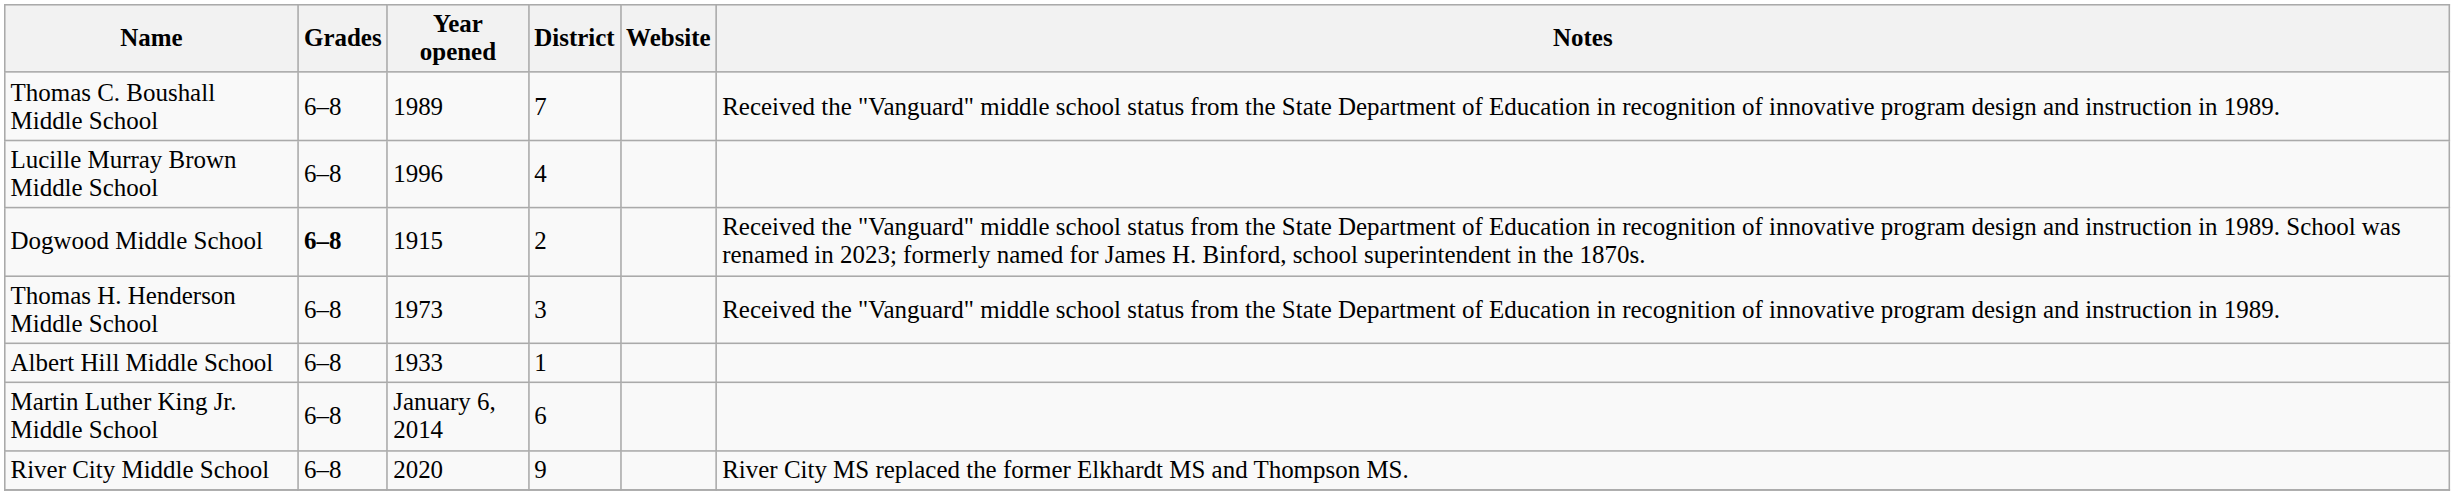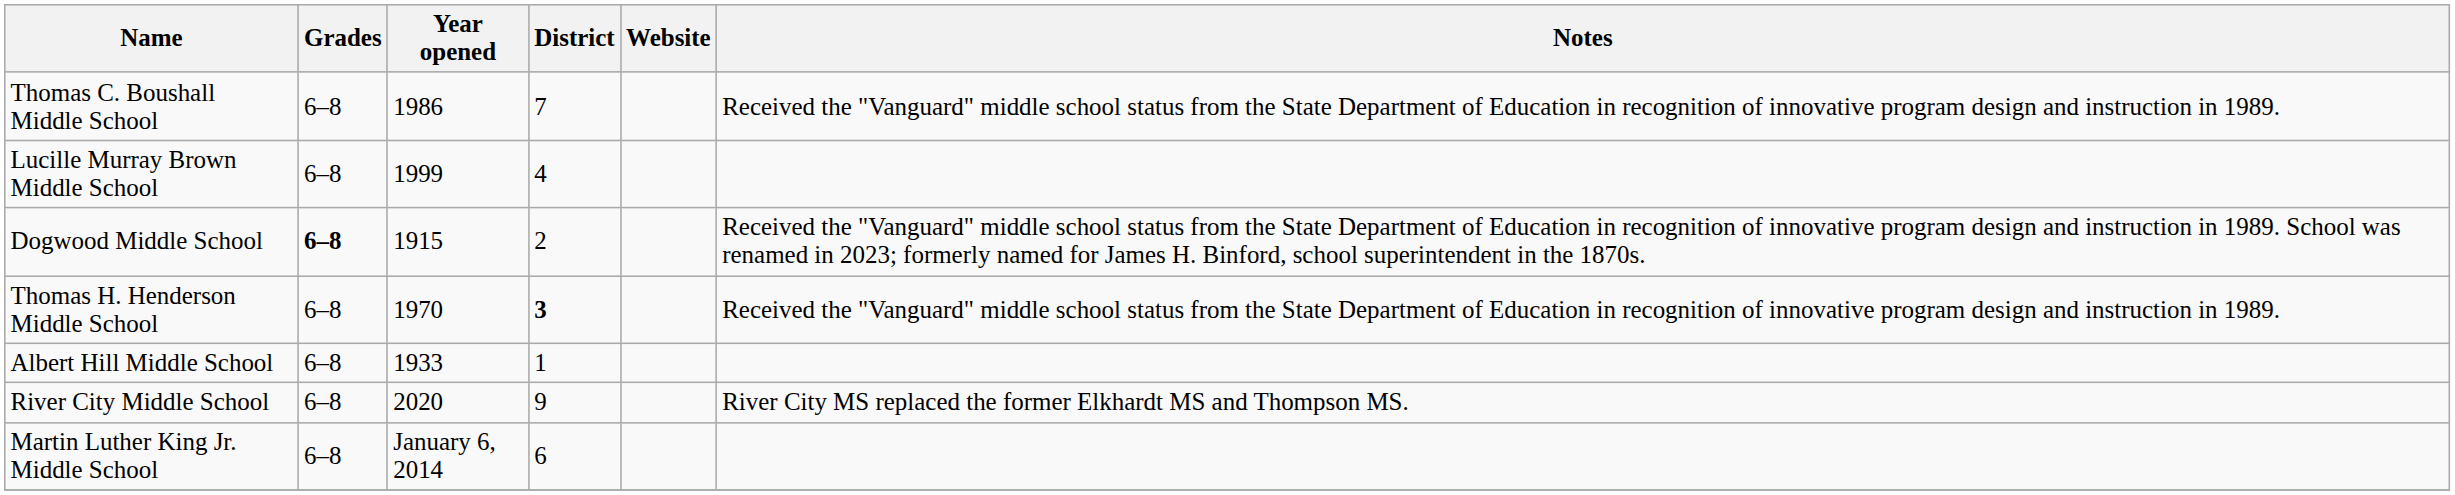(418, 105) 1989 -> (418, 105) 1986
(418, 173) 1996 -> (418, 173) 1999
(418, 308) 1973 -> (418, 308) 1970
(540, 308) normal -> (540, 308) bold
rows swapped: (124, 416) <-> (140, 469)
